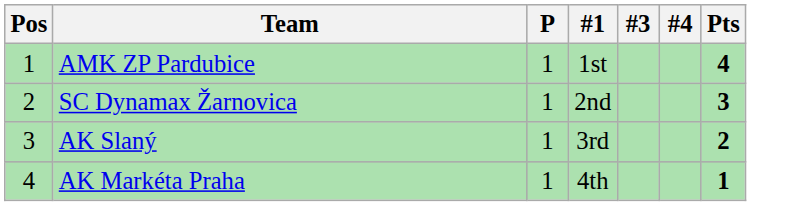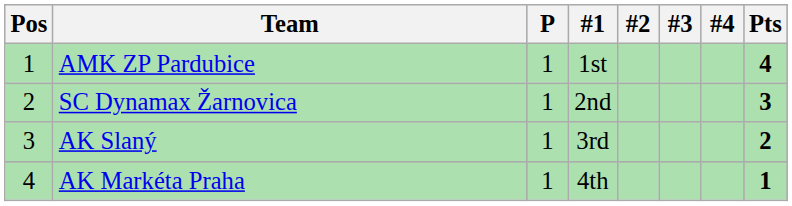+ column: (638, 24)
